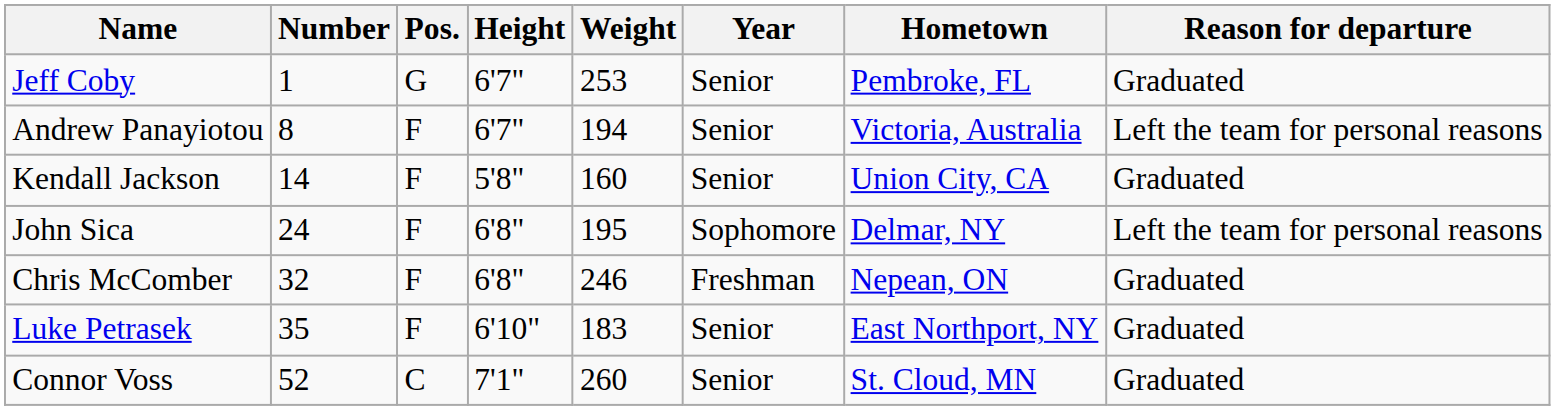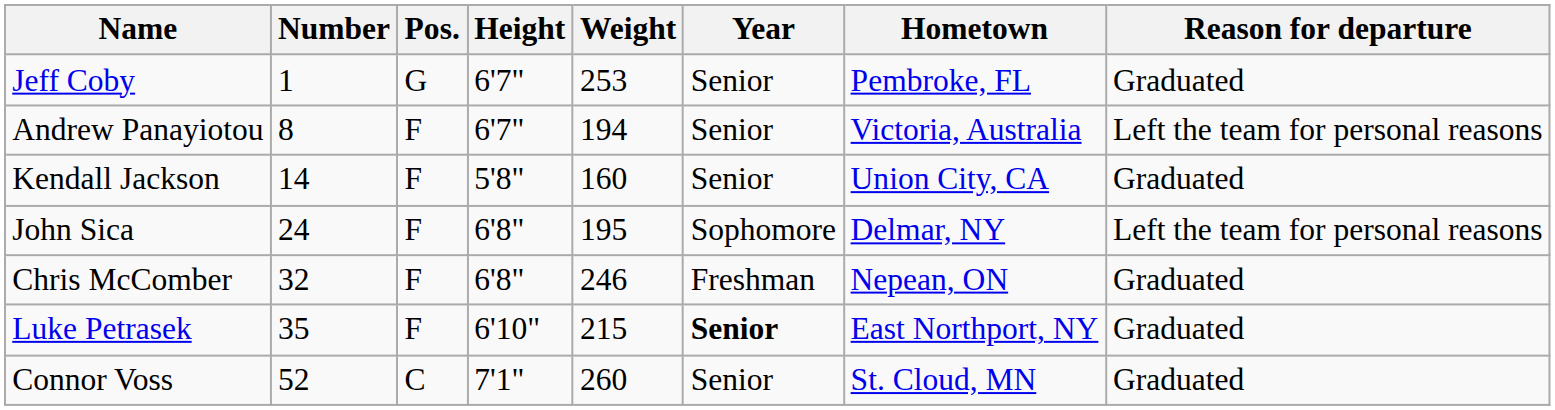(604, 329) 183 -> (604, 329) 215
(732, 329) normal -> (735, 329) bold
